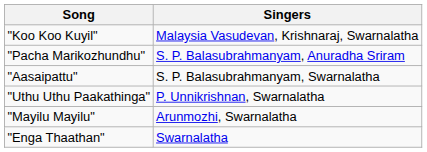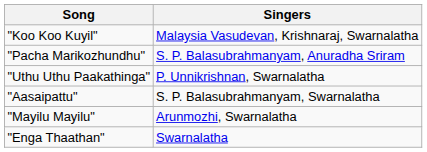rows swapped: (43, 76) <-> (79, 97)
